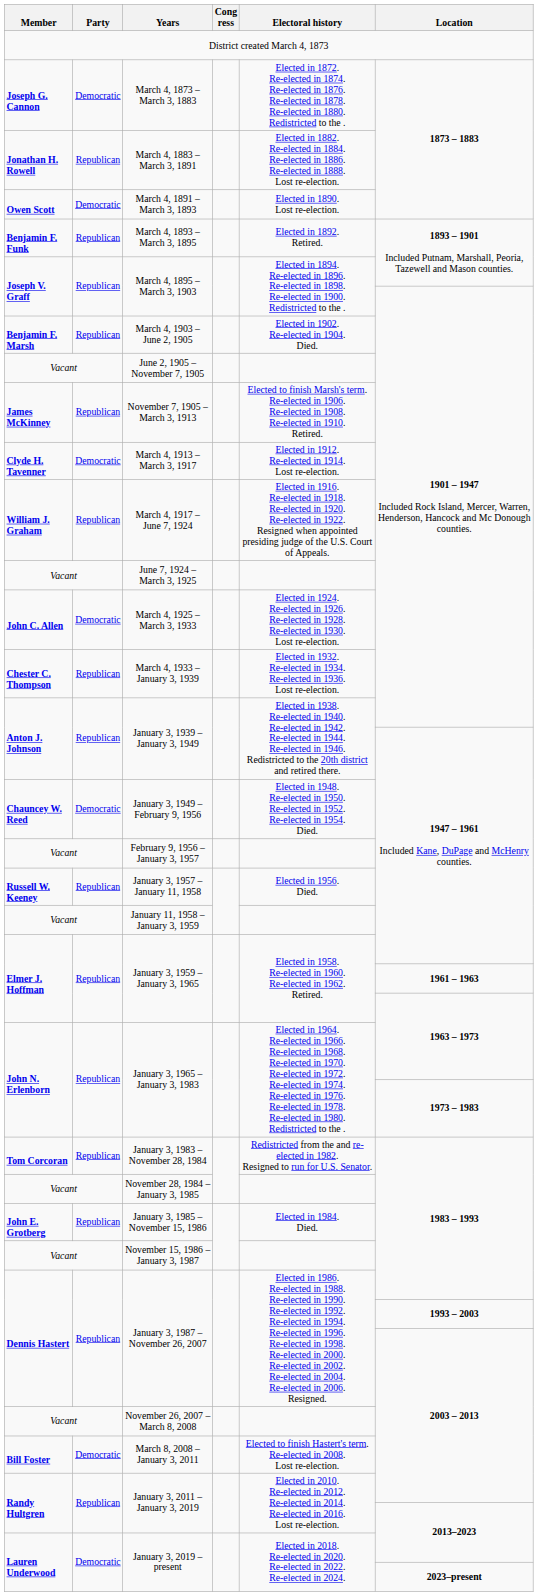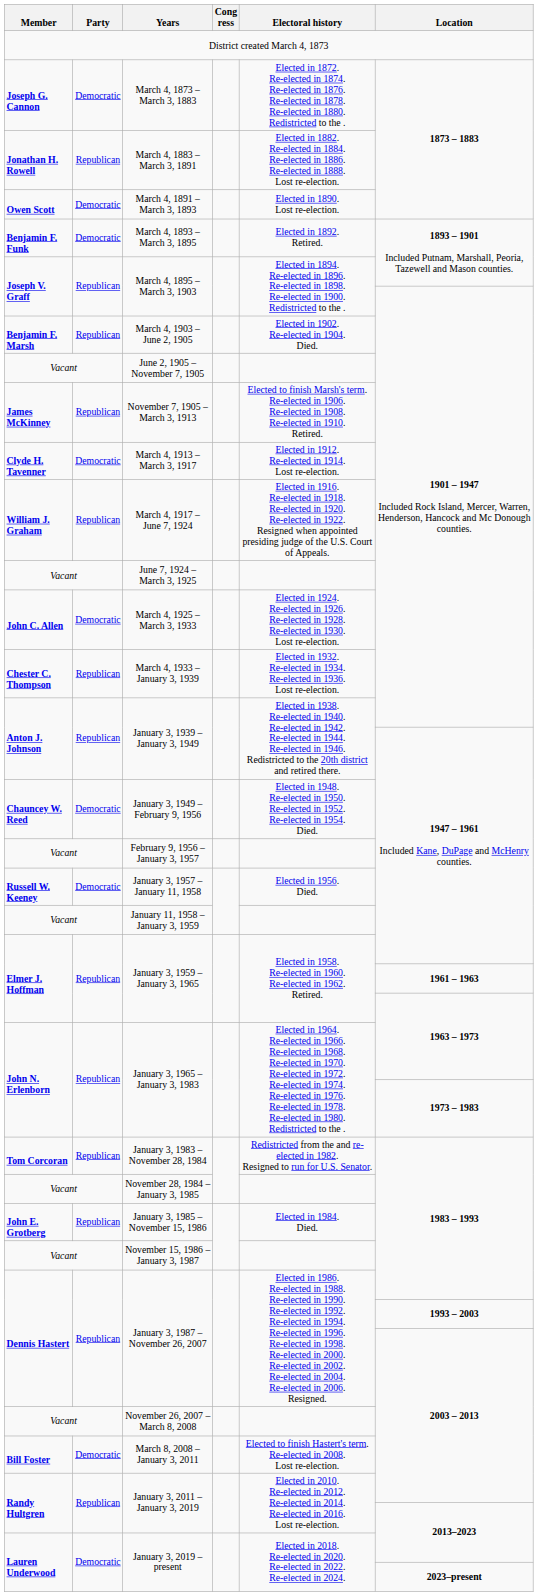(98, 238) Republican -> (98, 238) Democratic
(98, 886) Republican -> (98, 886) Democratic
